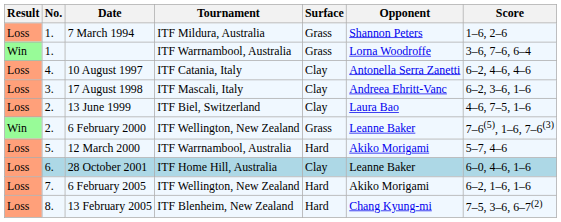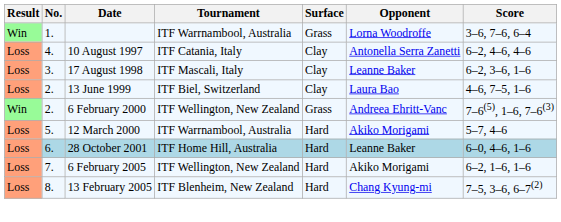- row: (101, 32)
(398, 88) Andreea Ehritt-Vanc -> (382, 70) Leanne Baker
(382, 128) Leanne Baker -> (398, 109) Andreea Ehritt-Vanc
(316, 167) Clay -> (317, 148) Hard
